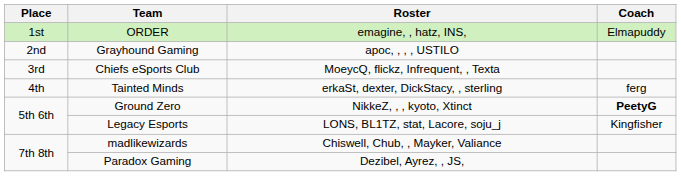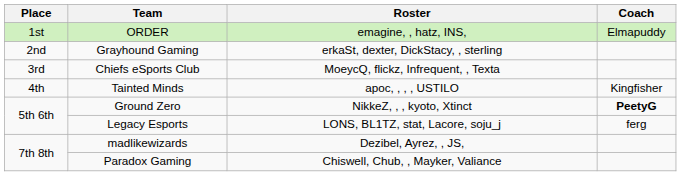(412, 50) apoc, , , , USTILO -> (412, 50) erkaSt, dexter, DickStacy, , sterling
(412, 87) erkaSt, dexter, DickStacy, , sterling -> (412, 87) apoc, , , , USTILO
(636, 87) ferg -> (636, 87) Kingfisher
(636, 124) Kingfisher -> (636, 124) ferg
(412, 143) Chiswell, Chub, , Mayker, Valiance -> (412, 143) Dezibel, Ayrez, , JS,
(412, 161) Dezibel, Ayrez, , JS, -> (412, 161) Chiswell, Chub, , Mayker, Valiance
